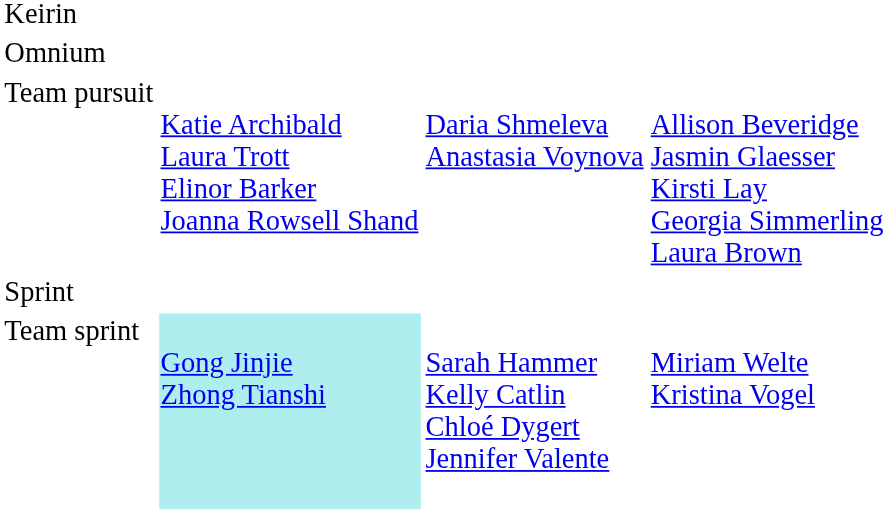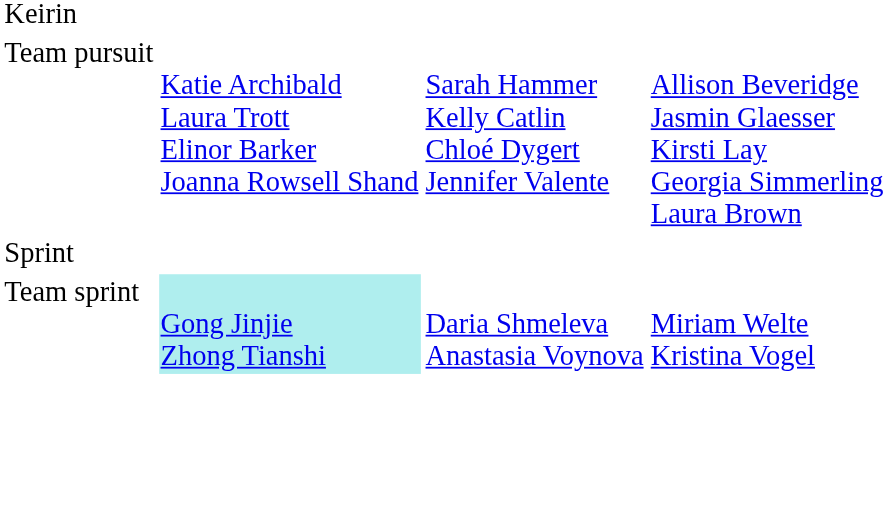- row: (55, 53)
(535, 140) Daria Shmeleva Anastasia Voynova -> (517, 149) Sarah Hammer Kelly Catlin Chloé Dygert Jennifer Valente
(517, 426) Sarah Hammer Kelly Catlin Chloé Dygert Jennifer Valente -> (535, 339) Daria Shmeleva Anastasia Voynova
